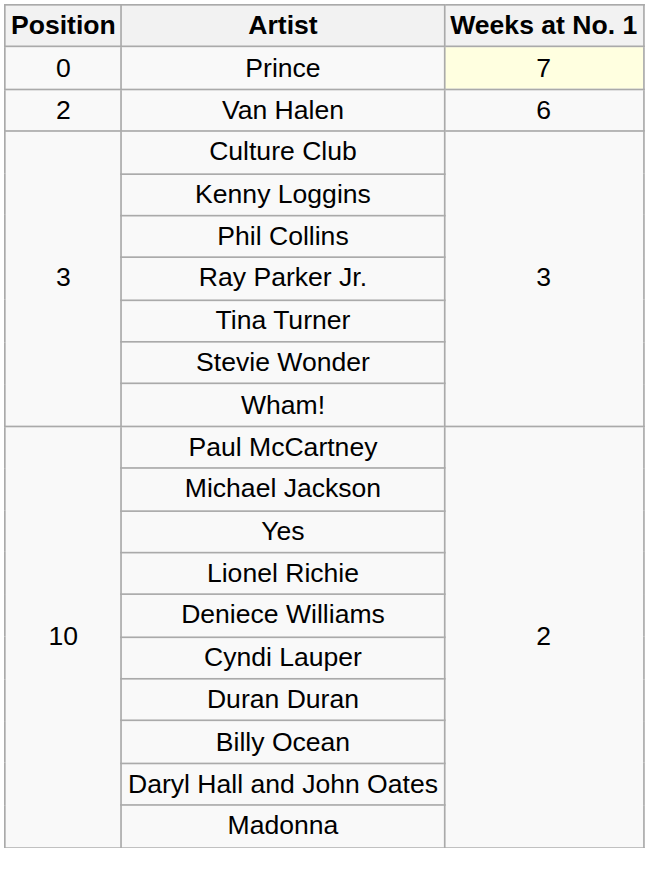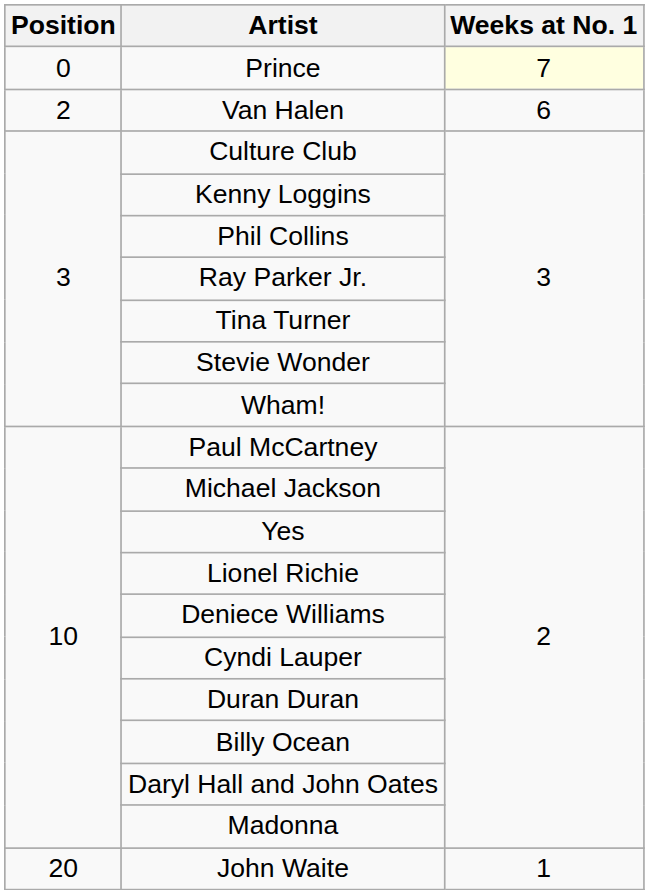+ row: (283, 868)
